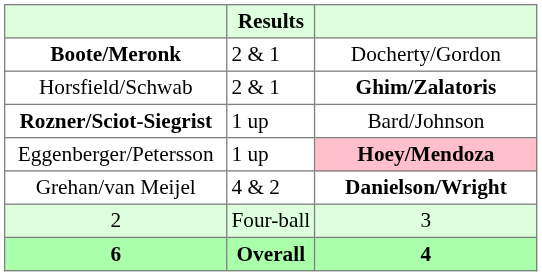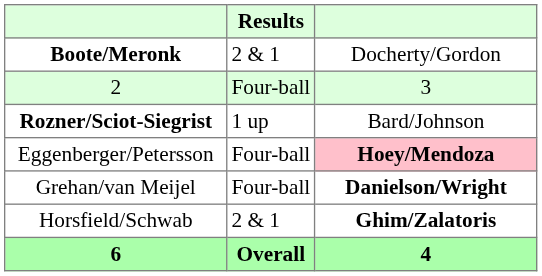rows swapped: (116, 87) <-> (116, 220)
(250, 154) 1 up -> (271, 154) Four-ball
(256, 187) 4 & 2 -> (271, 187) Four-ball
